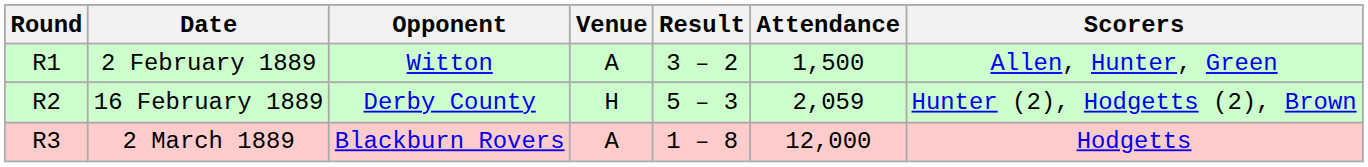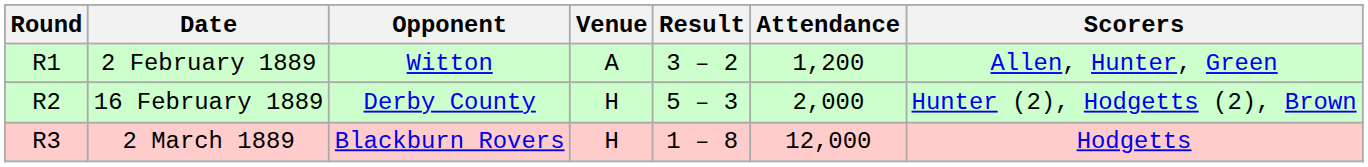(828, 63) 1,500 -> (828, 63) 1,200
(828, 102) 2,059 -> (828, 102) 2,000
(612, 141) A -> (612, 141) H
